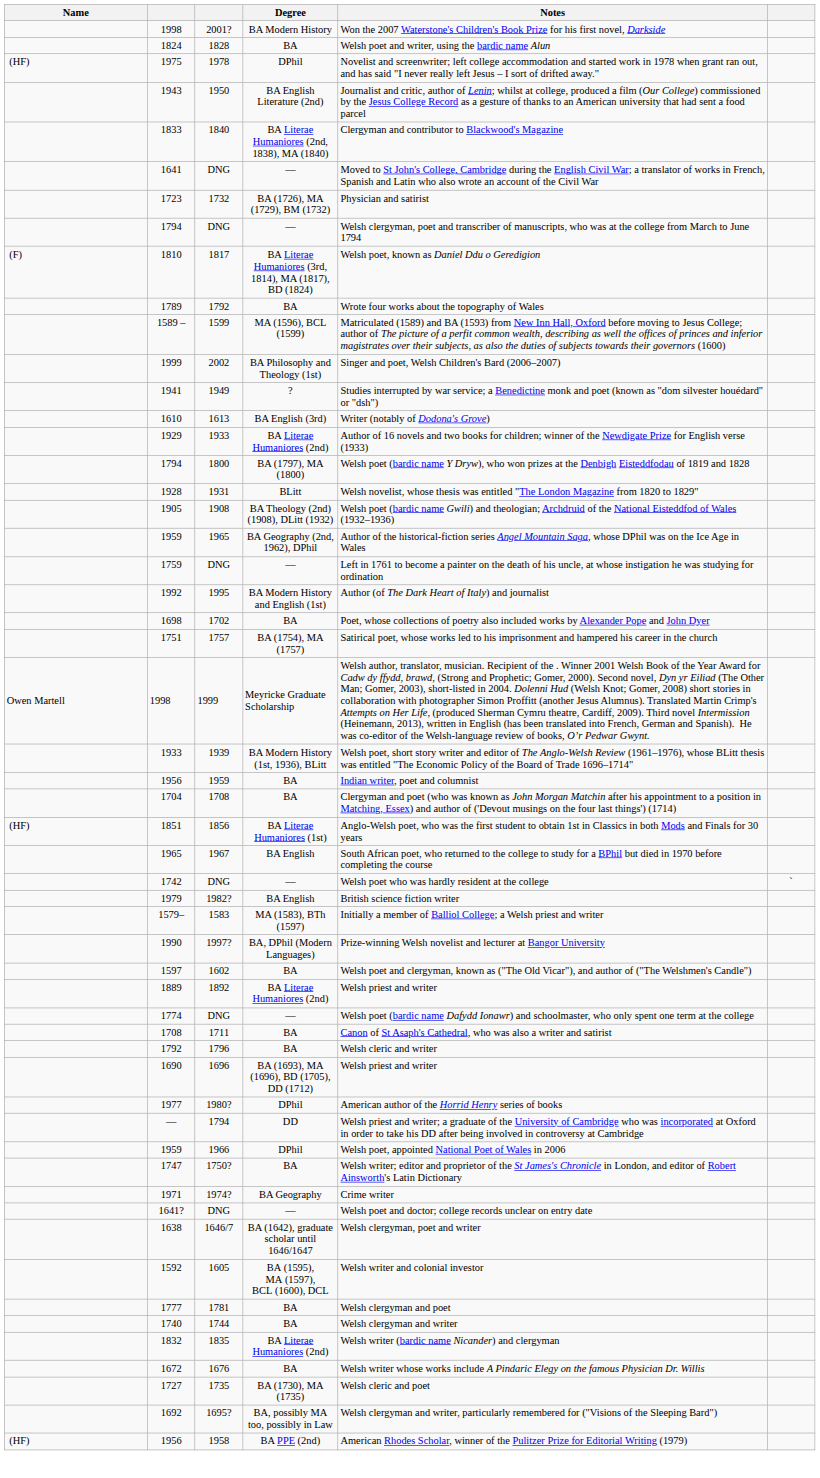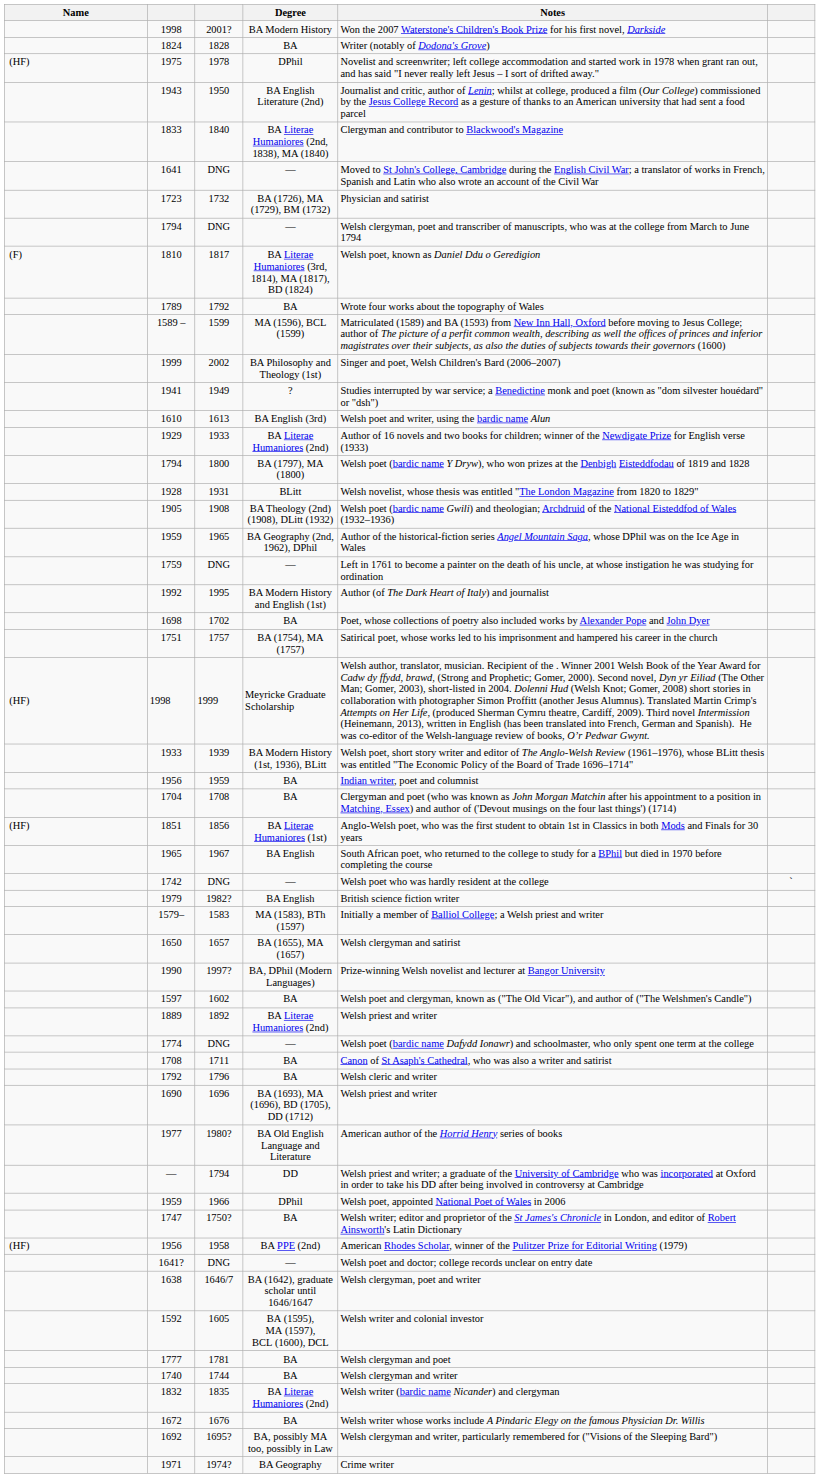(445, 45) Welsh poet and writer, using the bardic name Alun -> (415, 45) Writer (notably of Dodona's Grove)
(415, 419) Writer (notably of Dodona's Grove) -> (445, 419) Welsh poet and writer, using the bardic name Alun
(36, 701) Owen Martell -> (18, 701) (HF)
+ row: (171, 943)
(290, 1105) DPhil -> (290, 1145) BA Old English Language and Literature
rows swapped: (171, 1194) <-> (171, 1441)
- row: (171, 1385)
